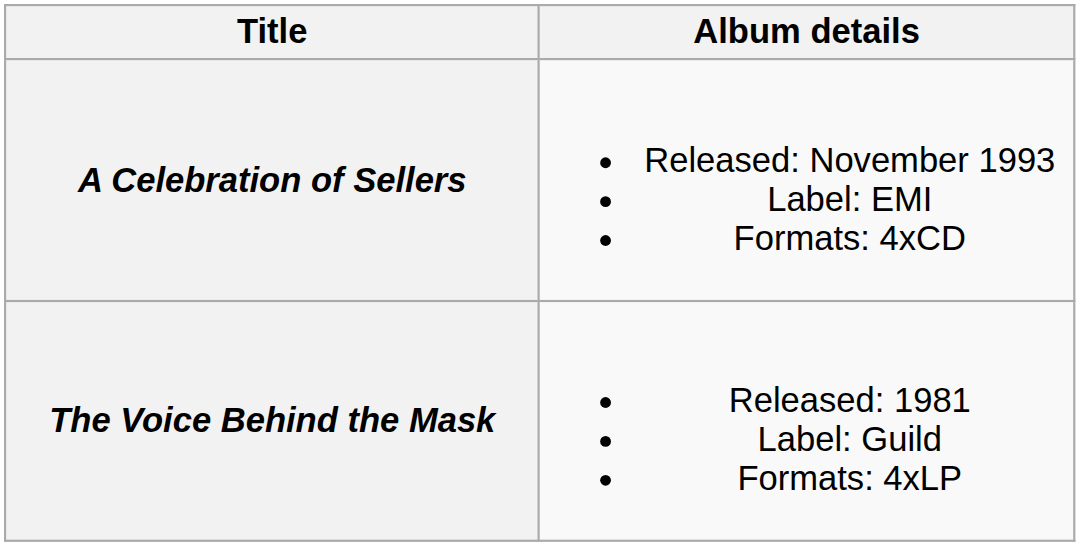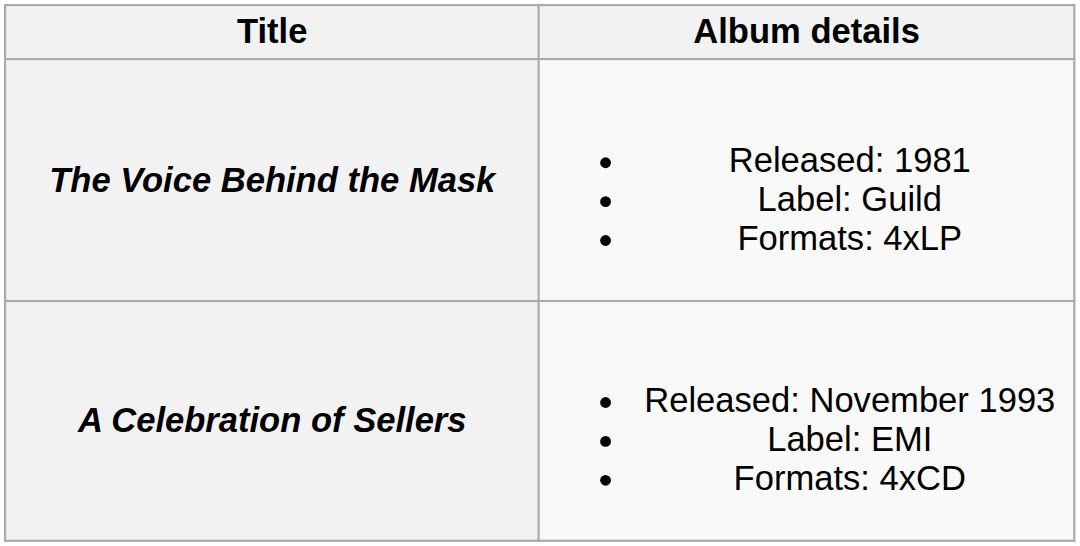rows swapped: (272, 420) <-> (272, 179)
